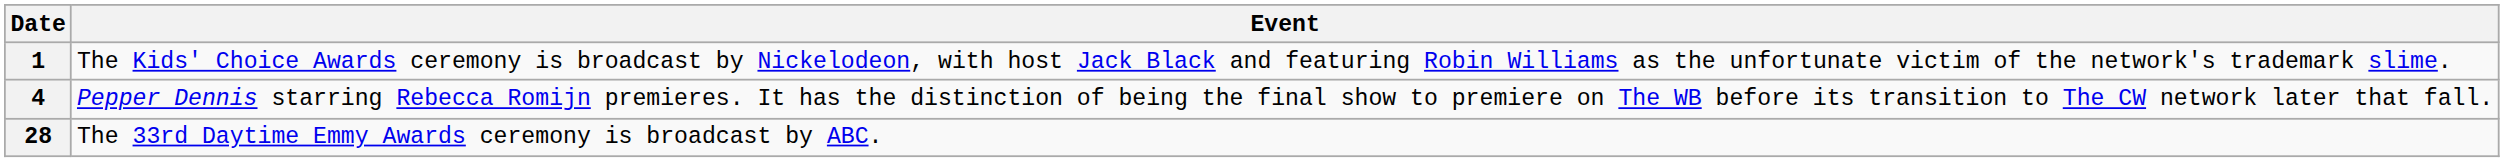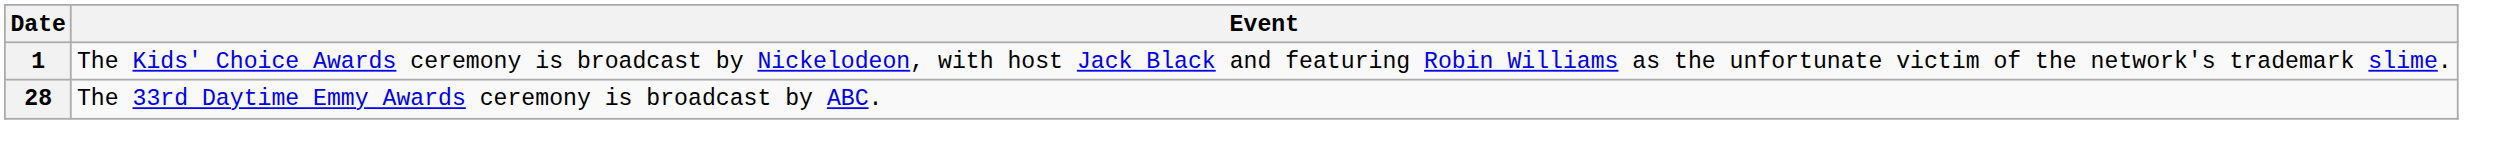- row: (38, 99)
